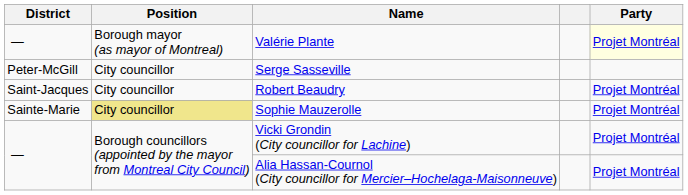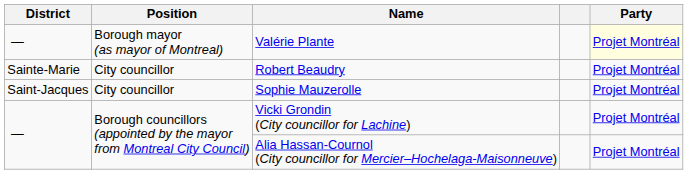- row: (303, 69)
(48, 89) Saint-Jacques -> (44, 69) Sainte-Marie
(44, 110) Sainte-Marie -> (48, 89) Saint-Jacques
(134, 110) khaki background -> (134, 89) no background
